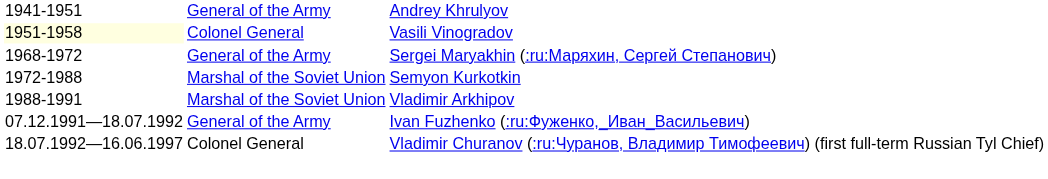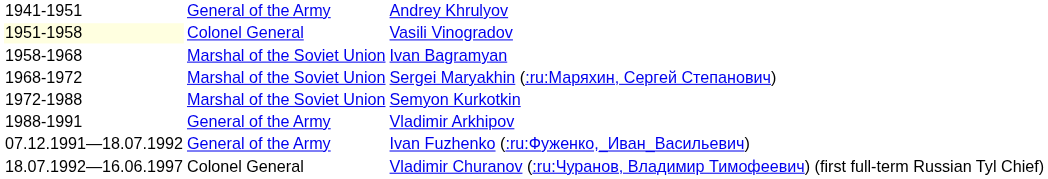+ row: (448, 55)
(259, 55) General of the Army -> (286, 77) Marshal of the Soviet Union
(286, 99) Marshal of the Soviet Union -> (259, 122) General of the Army
